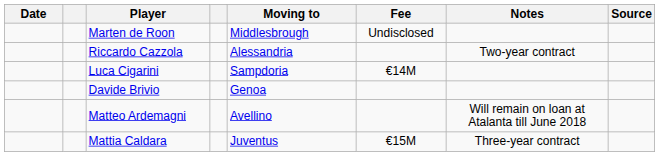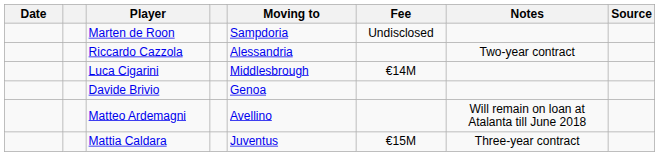(269, 33) Middlesbrough -> (259, 33) Sampdoria
(259, 71) Sampdoria -> (269, 71) Middlesbrough
